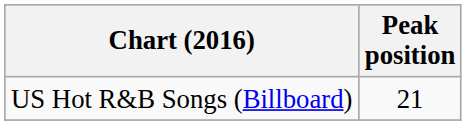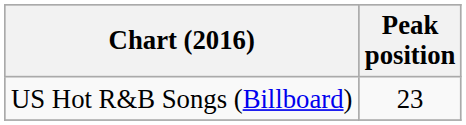(410, 98) 21 -> (410, 98) 23
